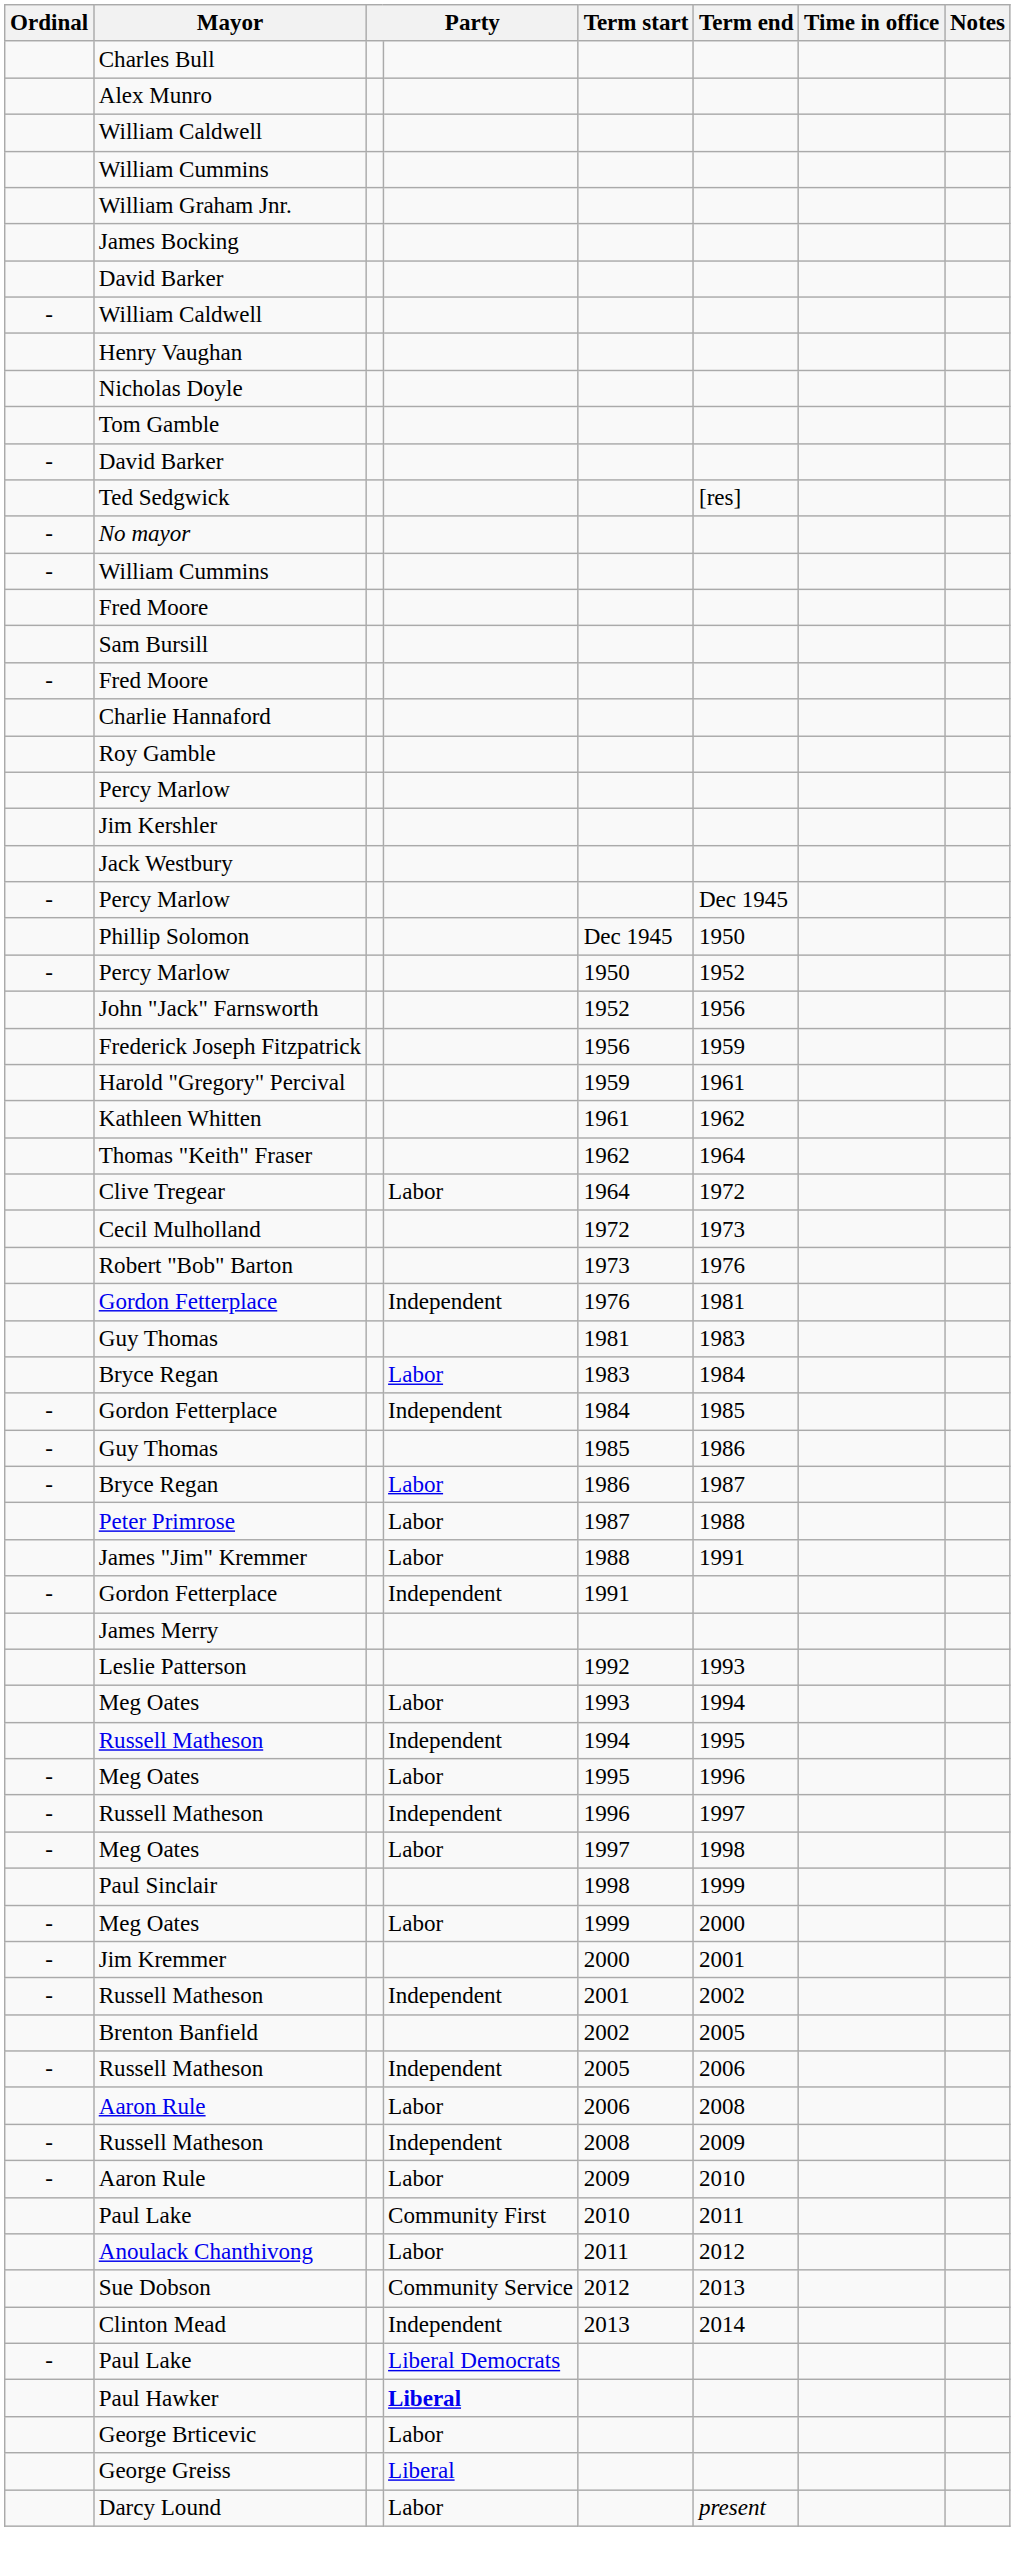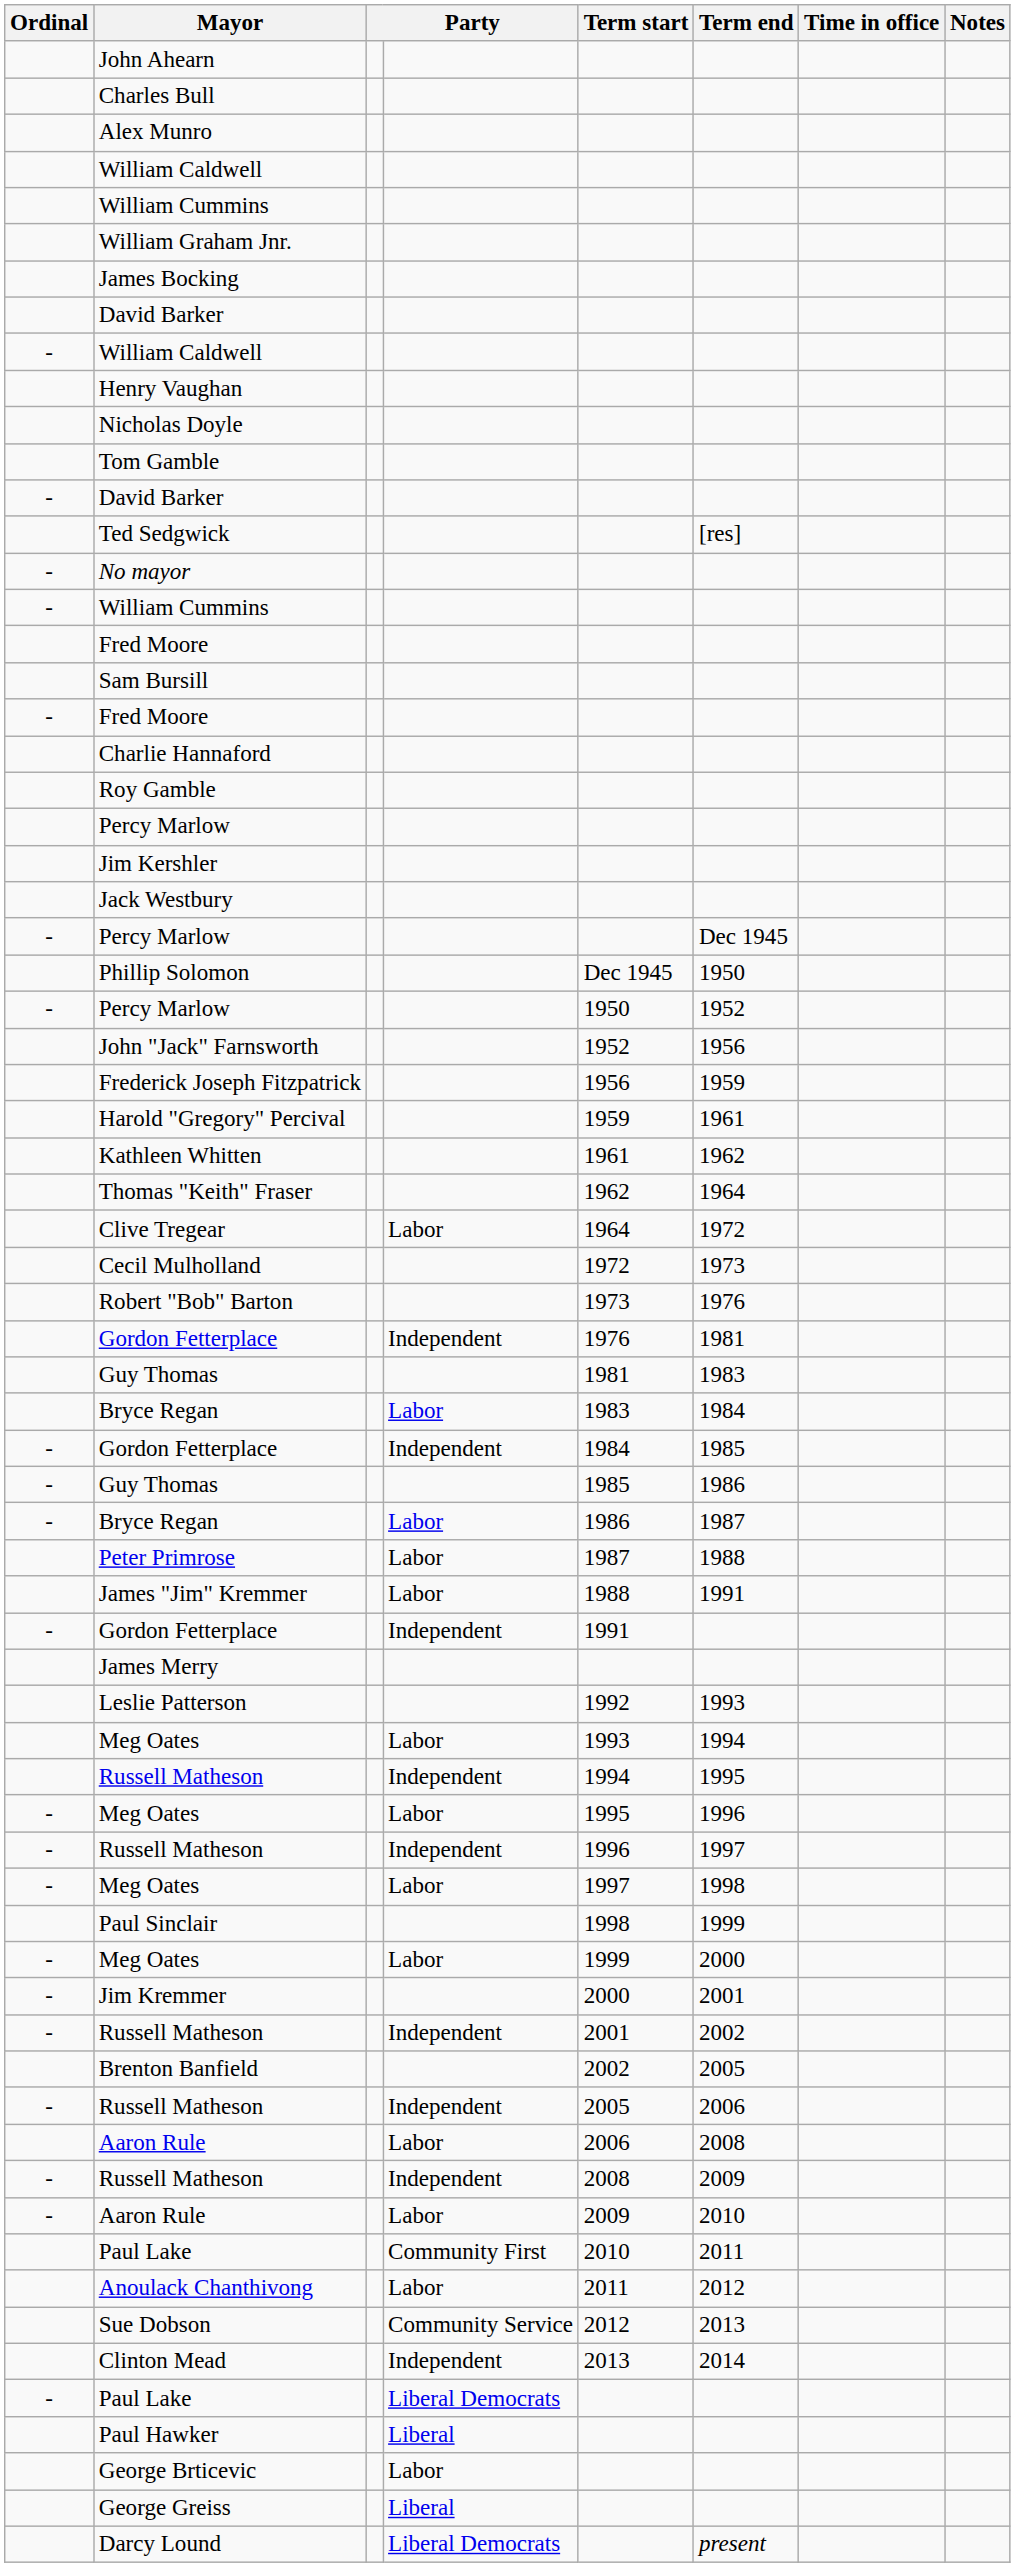+ row: (49, 60)
(425, 2397) bold -> (421, 2434) normal
(416, 2507) Labor -> (474, 2544) Liberal Democrats
